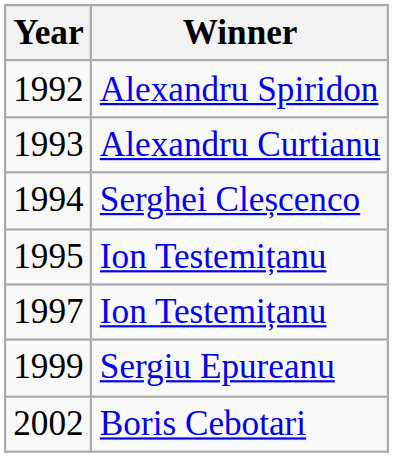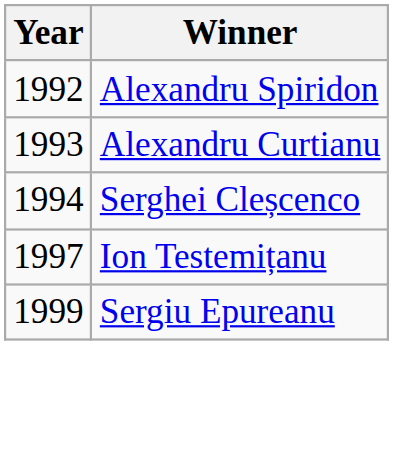- row: (48, 255)
- row: (48, 423)
